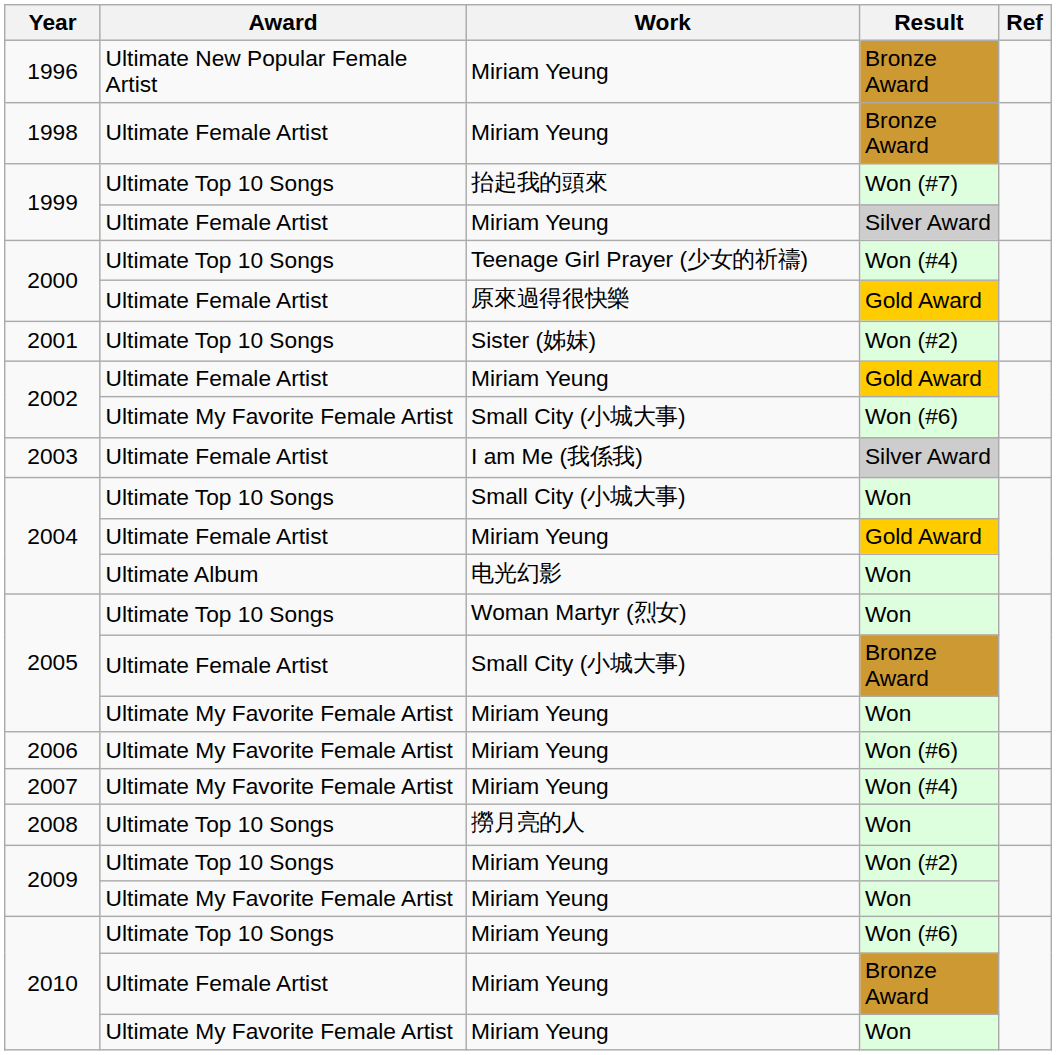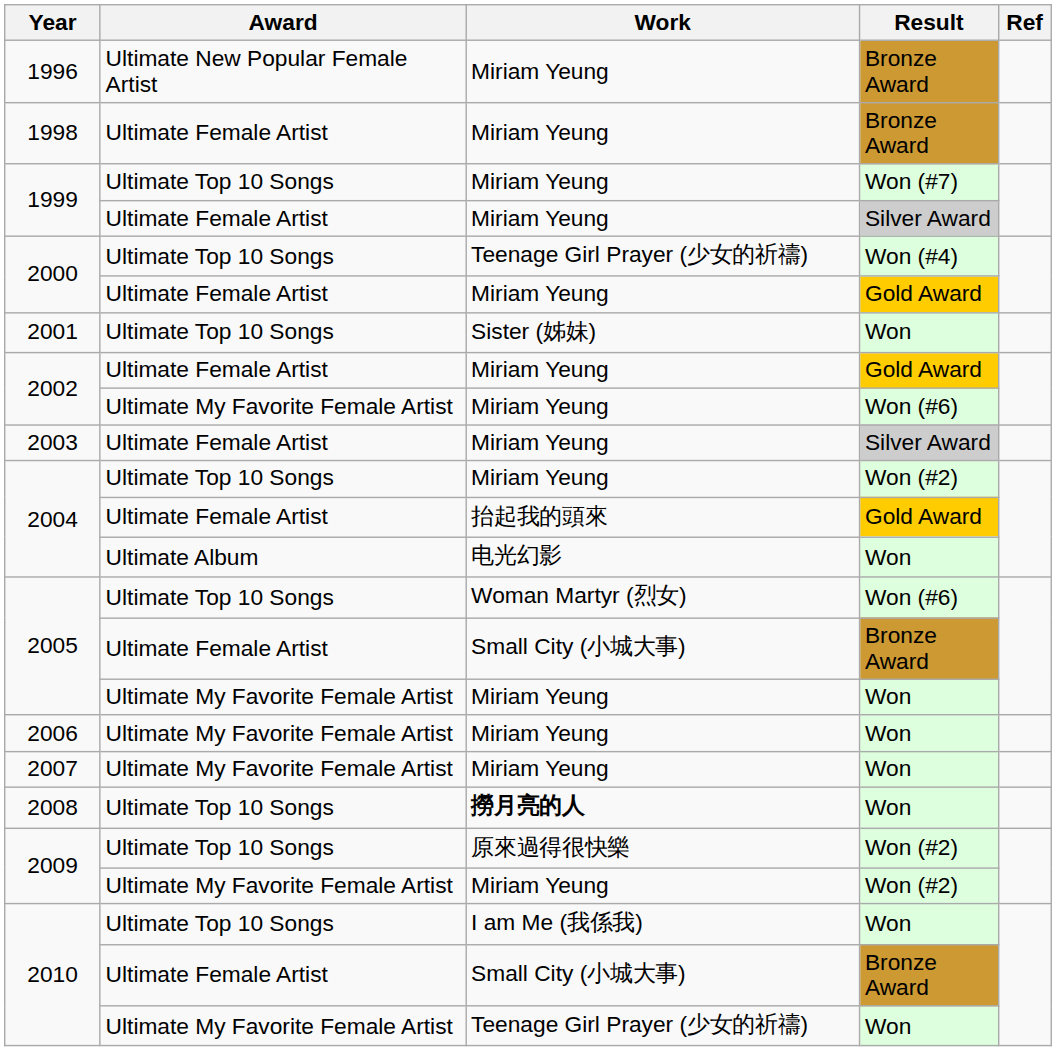(539, 183) 抬起我的頭來 -> (540, 181) Miriam Yeung
(551, 299) 原來過得很快樂 -> (540, 294) Miriam Yeung
(929, 341) Won (#2) -> (929, 332) Won
(578, 416) Small City (小城大事) -> (540, 406) Miriam Yeung
(557, 456) I am Me (我係我) -> (540, 442) Miriam Yeung
(578, 496) Small City (小城大事) -> (540, 478) Miriam Yeung
(929, 498) Won -> (929, 479) Won (#2)
(540, 535) Miriam Yeung -> (539, 515) 抬起我的頭來
(929, 615) Won -> (929, 597) Won (#6)
(929, 750) Won (#6) -> (929, 733) Won
(929, 786) Won (#4) -> (929, 769) Won
(528, 823) normal -> (528, 806) bold
(540, 862) Miriam Yeung -> (551, 846) 原來過得很快樂
(929, 899) Won -> (929, 886) Won (#2)
(540, 934) Miriam Yeung -> (557, 923) I am Me (我係我)
(929, 935) Won (#6) -> (929, 924) Won
(540, 983) Miriam Yeung -> (578, 974) Small City (小城大事)
(540, 1032) Miriam Yeung -> (640, 1025) Teenage Girl Prayer (少女的祈禱)
